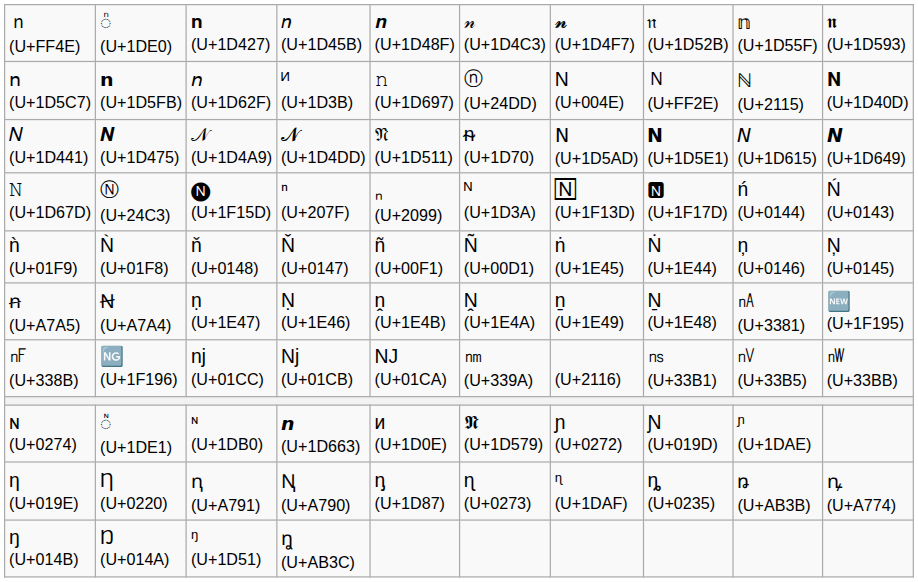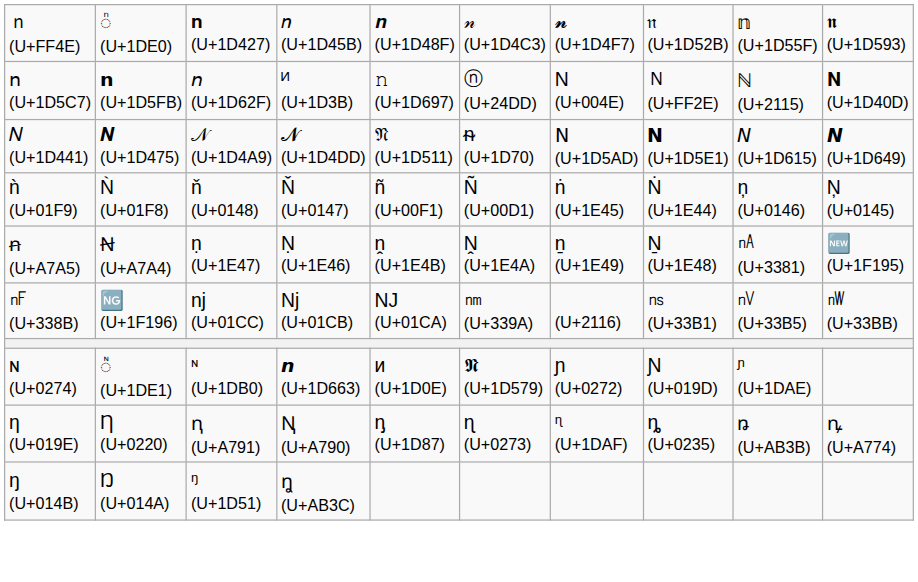- row: (50, 201)
